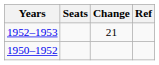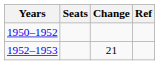rows swapped: (32, 51) <-> (32, 32)
